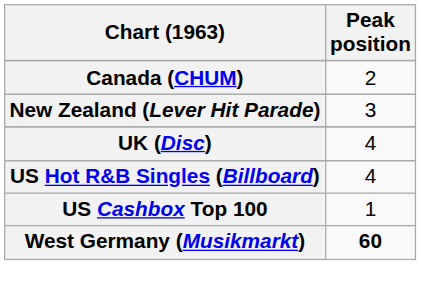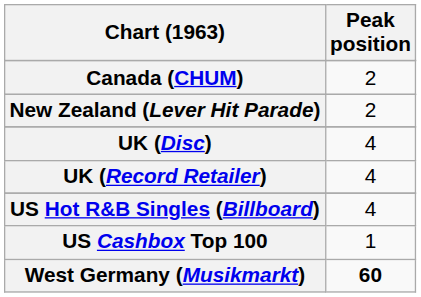(370, 110) 3 -> (370, 110) 2
+ row: (165, 176)
